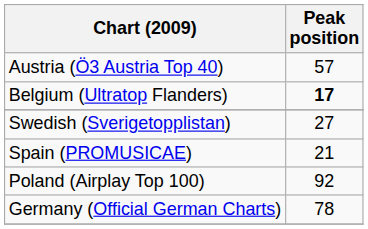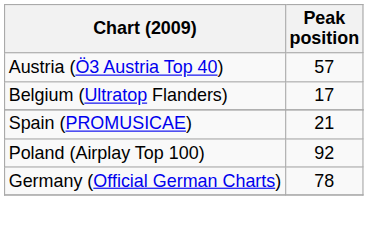(324, 95) bold -> (324, 95) normal
- row: (120, 124)
